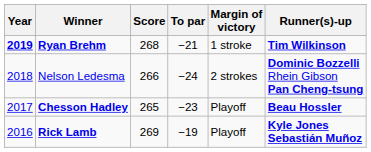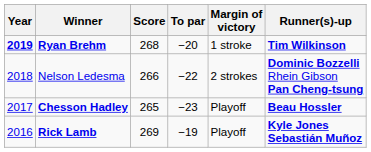(188, 45) −21 -> (188, 45) −20
(188, 76) −24 -> (188, 76) −22
